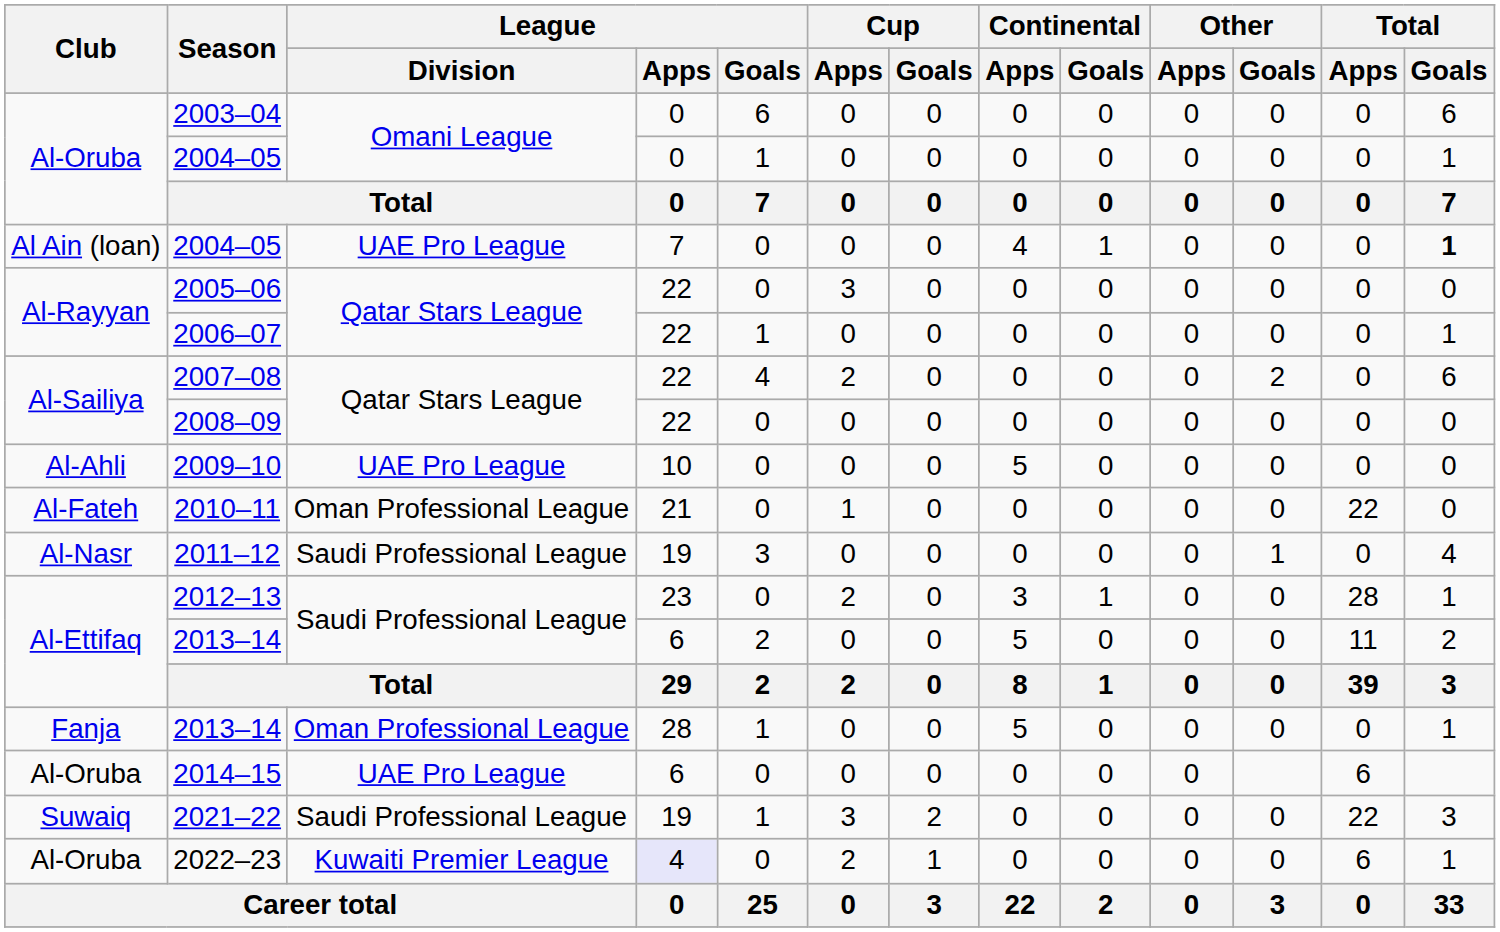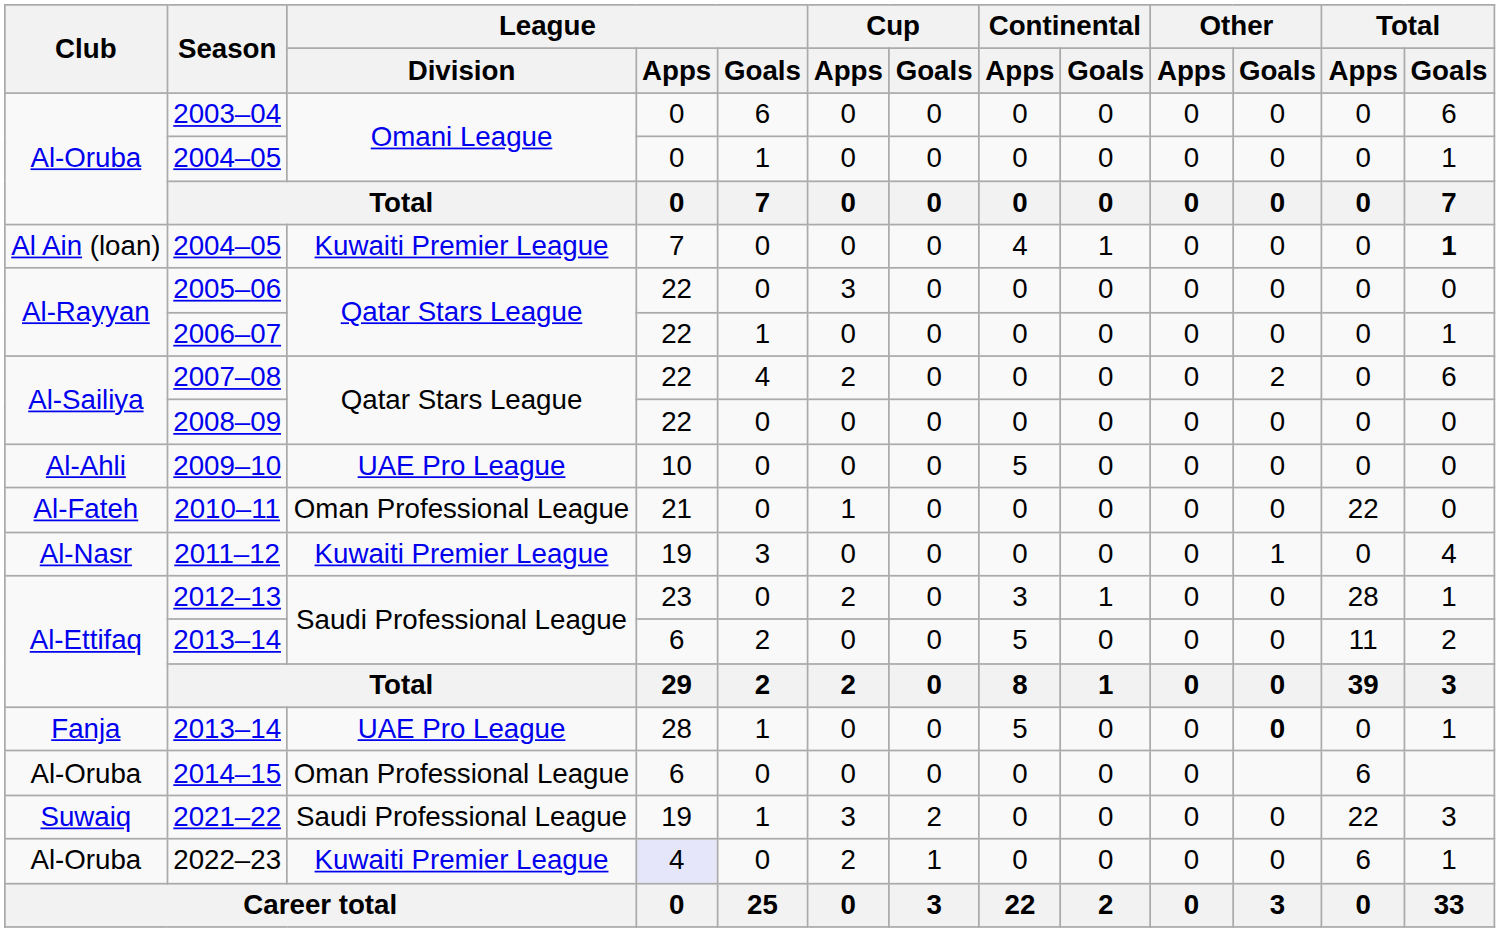(462, 245) UAE Pro League -> (462, 245) Kuwaiti Premier League
(462, 553) Saudi Professional League -> (462, 553) Kuwaiti Premier League
(462, 728) Oman Professional League -> (462, 728) UAE Pro League
(1277, 728) normal -> (1277, 728) bold
(462, 772) UAE Pro League -> (462, 772) Oman Professional League
